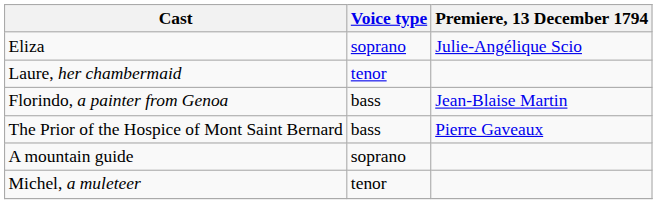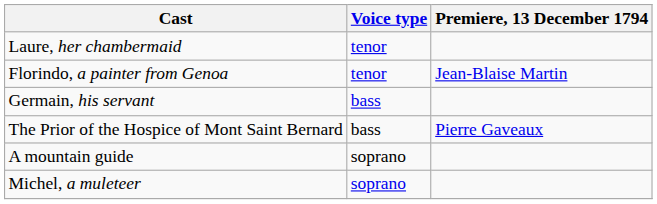- row: (26, 45)
(366, 101) bass -> (369, 73) tenor
+ row: (81, 101)
(369, 184) tenor -> (378, 184) soprano
